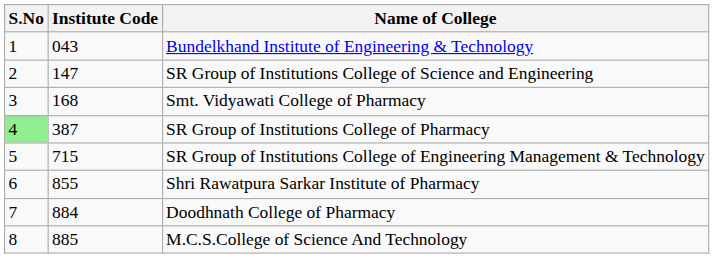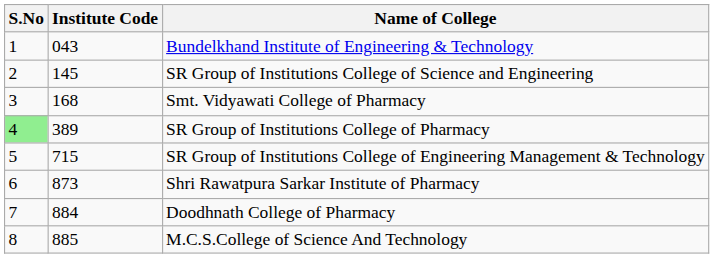(65, 73) 147 -> (65, 73) 145
(65, 128) 387 -> (65, 128) 389
(65, 184) 855 -> (65, 184) 873
